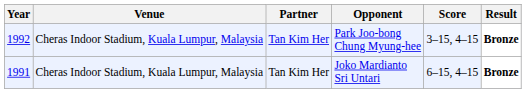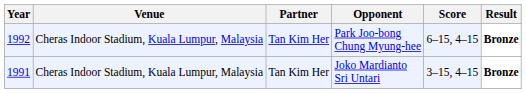(452, 40) 3–15, 4–15 -> (452, 40) 6–15, 4–15
(452, 72) 6–15, 4–15 -> (452, 72) 3–15, 4–15
